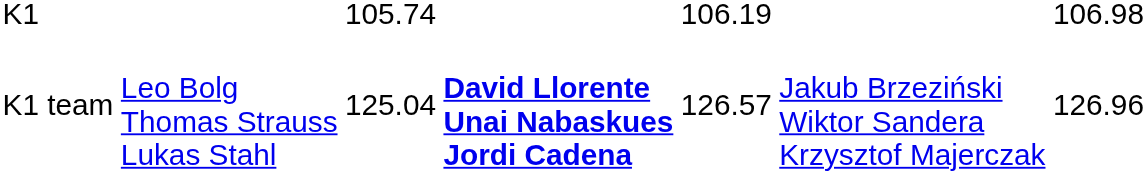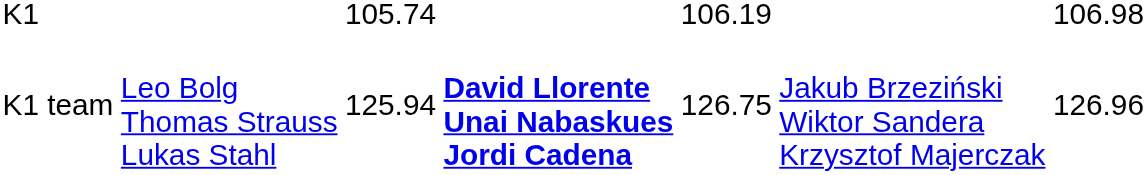(390, 105) 125.04 -> (390, 105) 125.94
(726, 105) 126.57 -> (726, 105) 126.75
